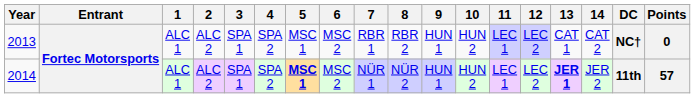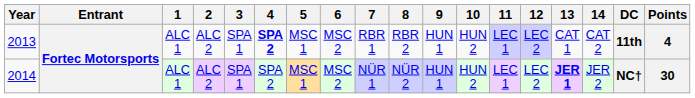(270, 41) normal -> (270, 41) bold
(628, 41) NC† -> (629, 41) 11th
(667, 41) 0 -> (668, 41) 4
(303, 76) bold -> (303, 76) normal
(628, 76) 11th -> (629, 76) NC†
(667, 76) 57 -> (668, 76) 30
